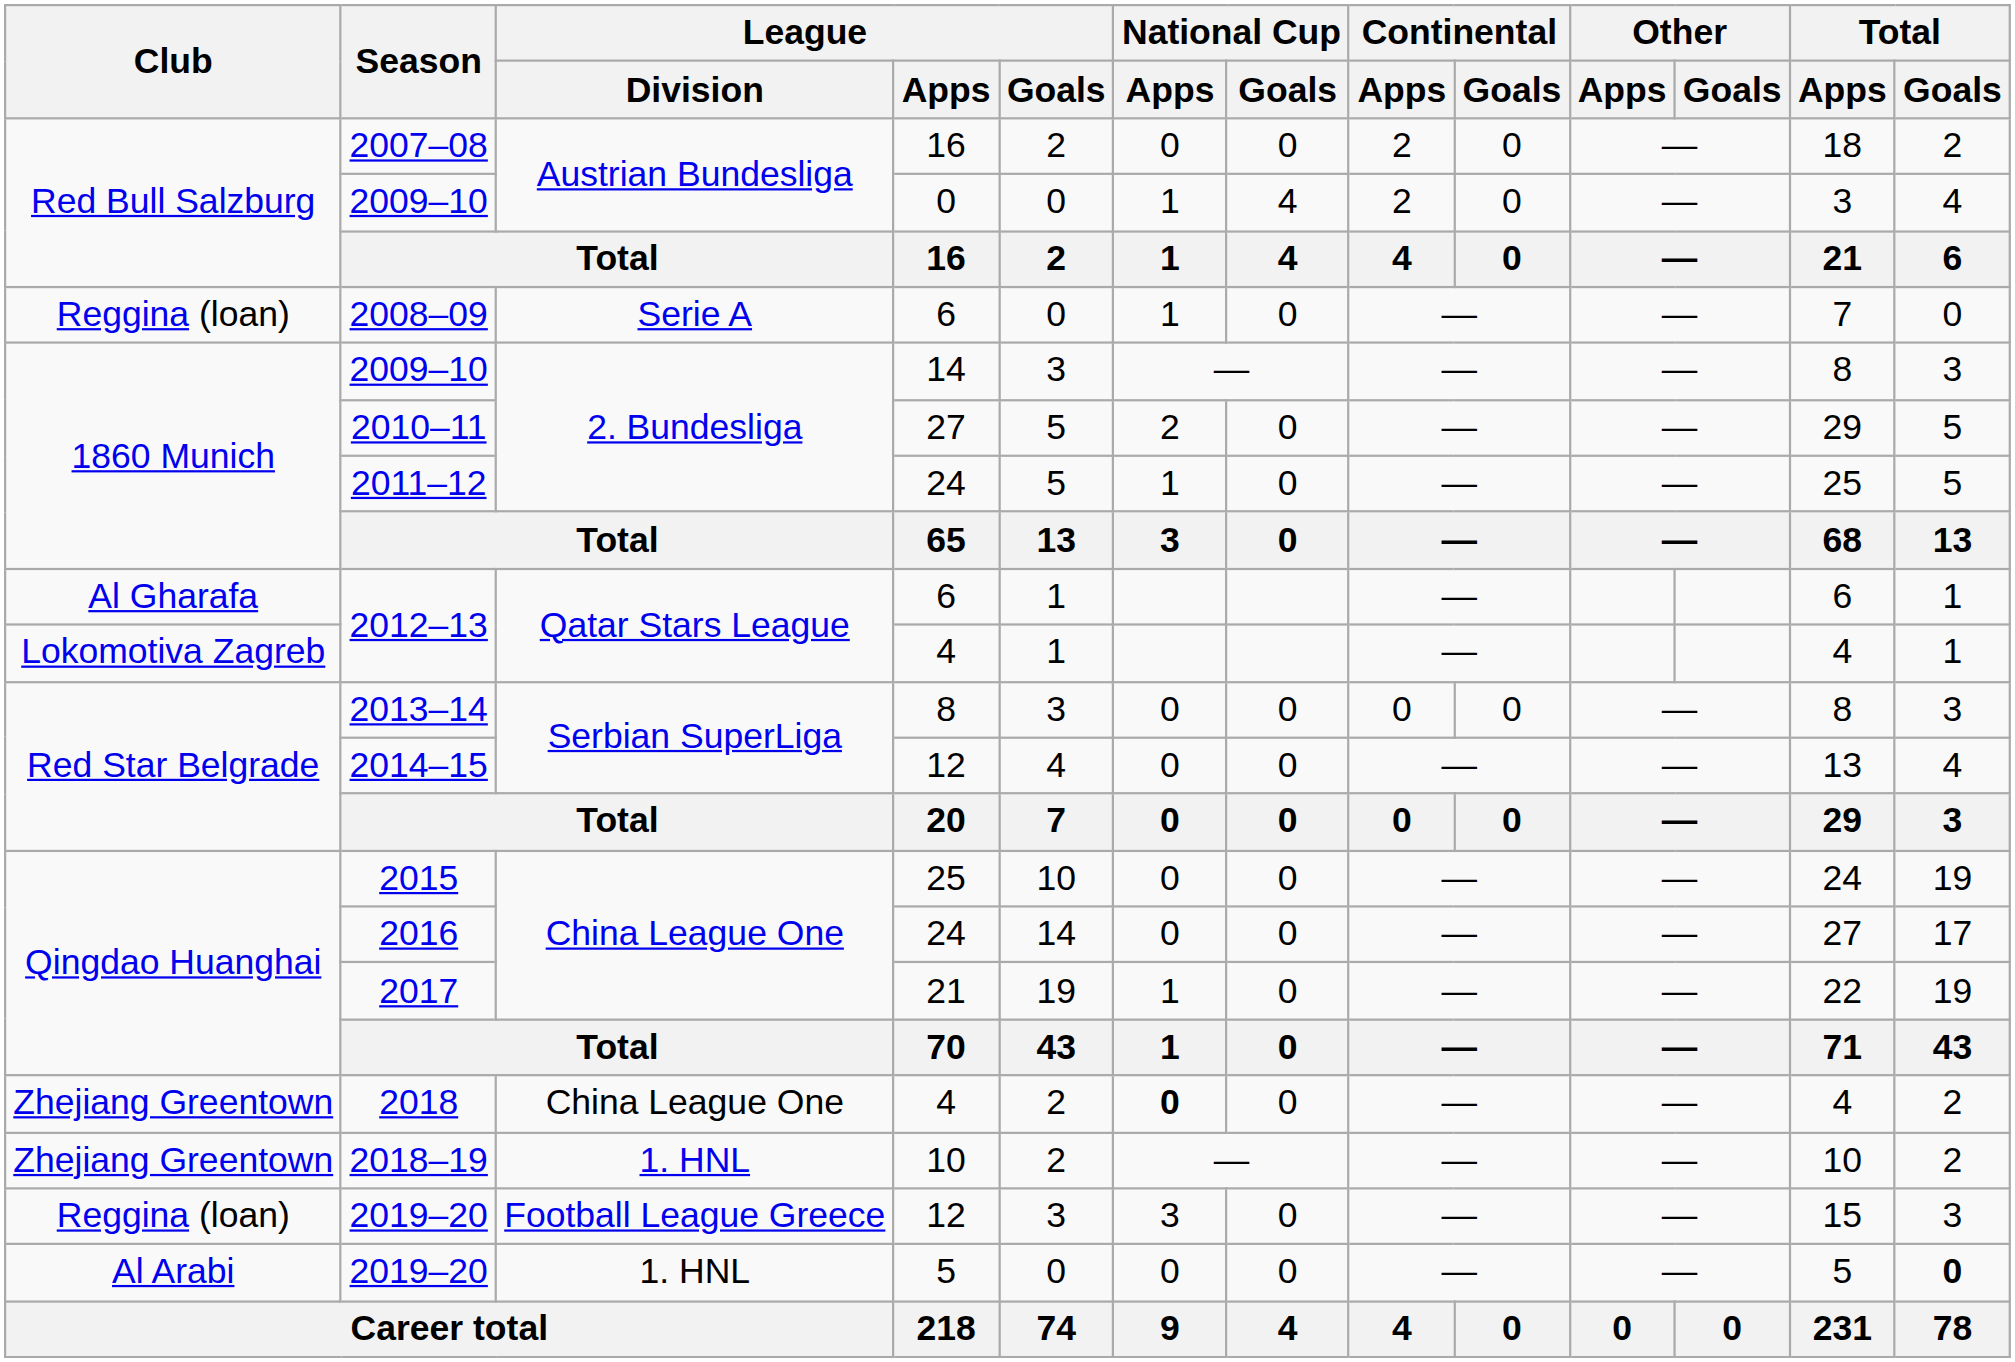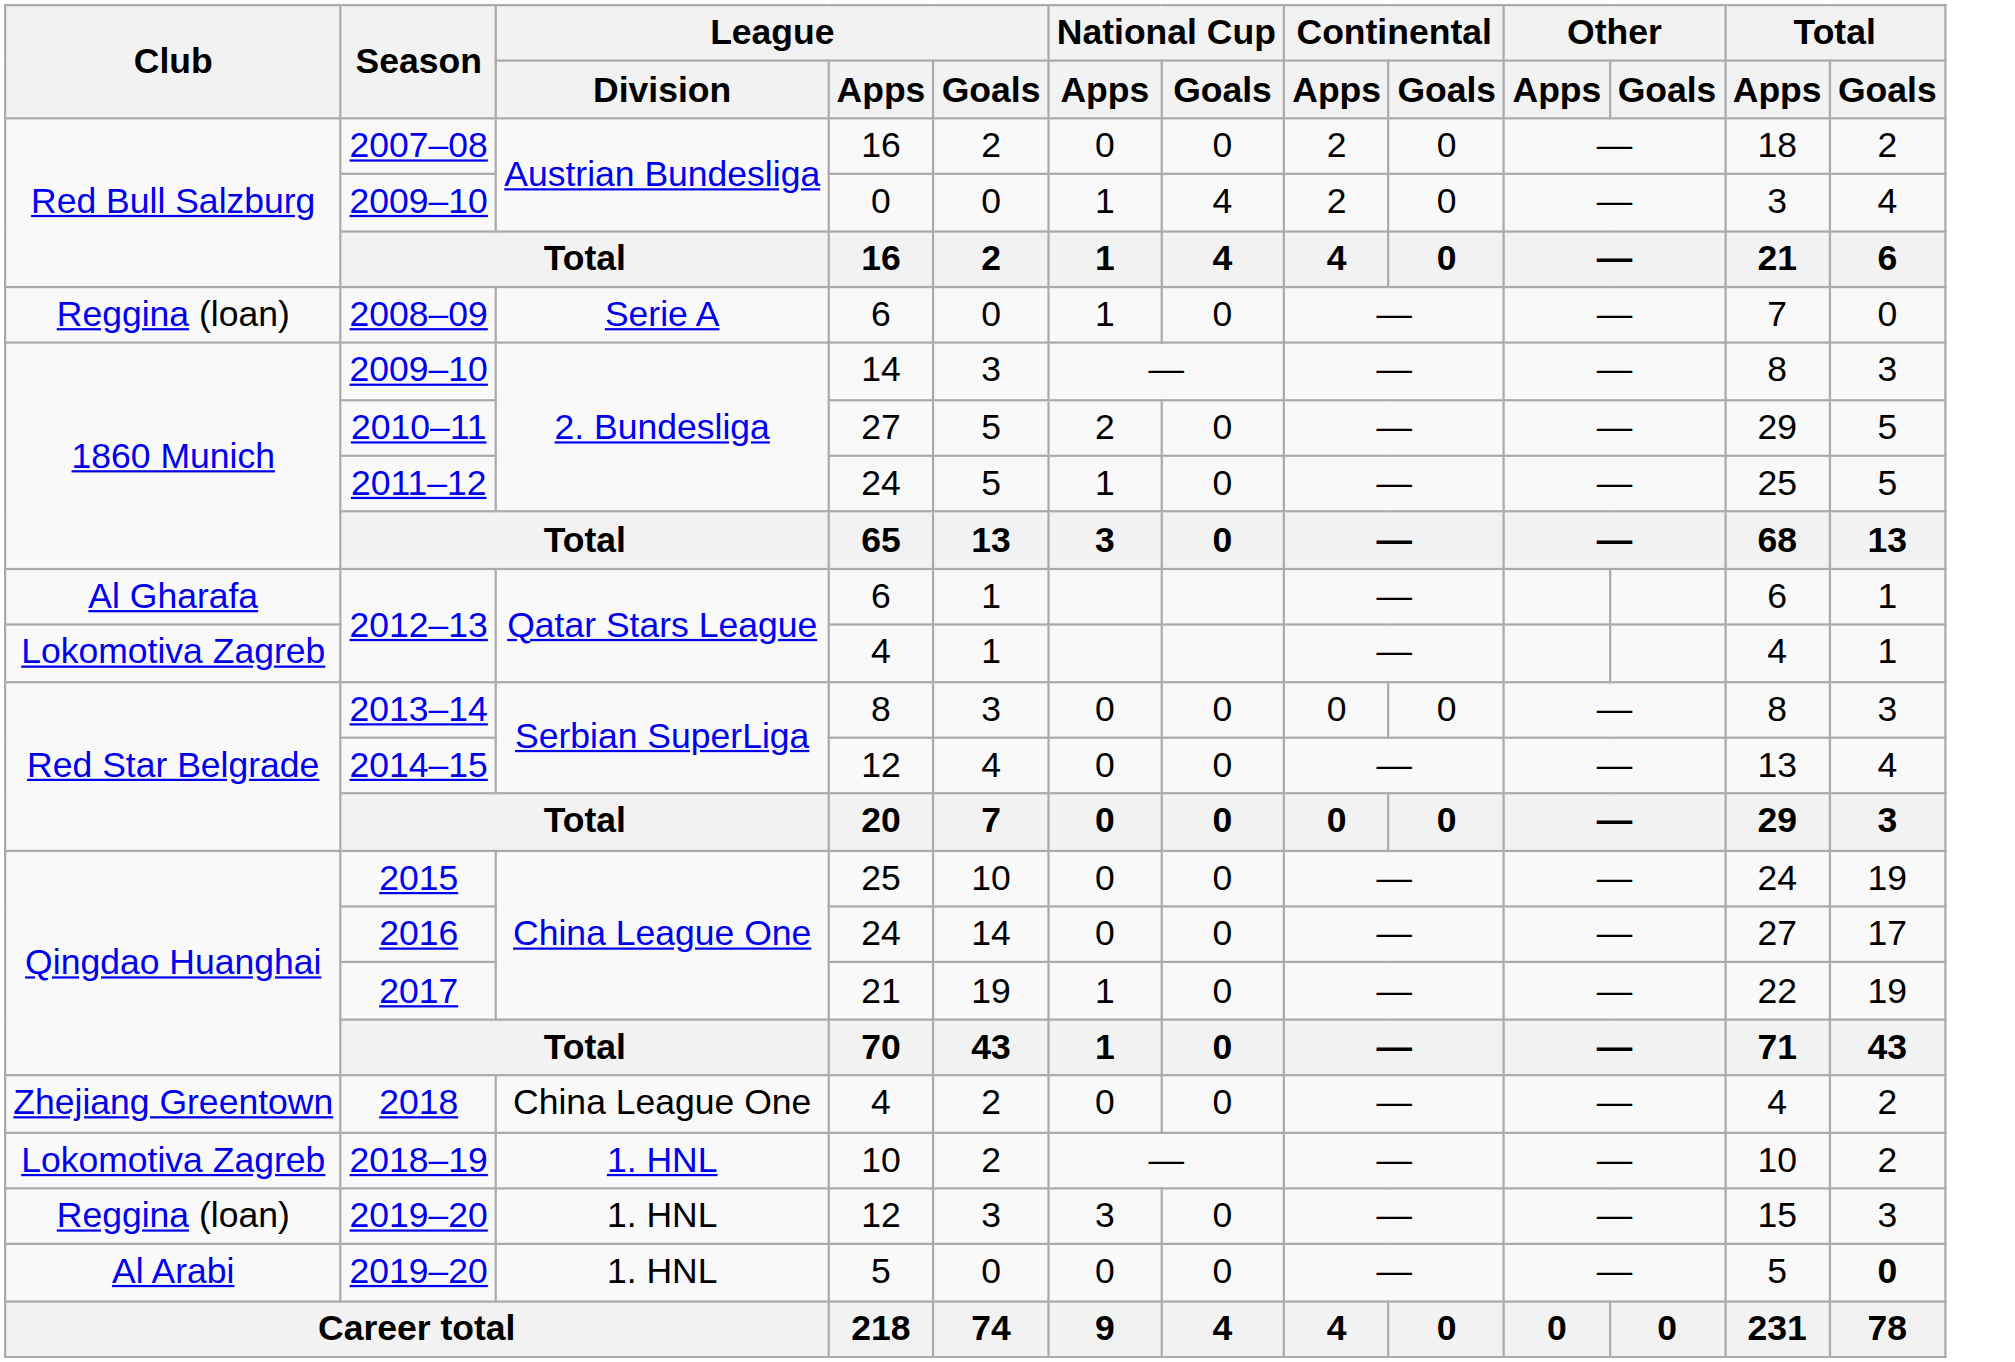(1170, 1102) bold -> (1105, 1102) normal
(173, 1159) Zhejiang Greentown -> (173, 1159) Lokomotiva Zagreb
(695, 1215) Football League Greece -> (662, 1215) 1. HNL
